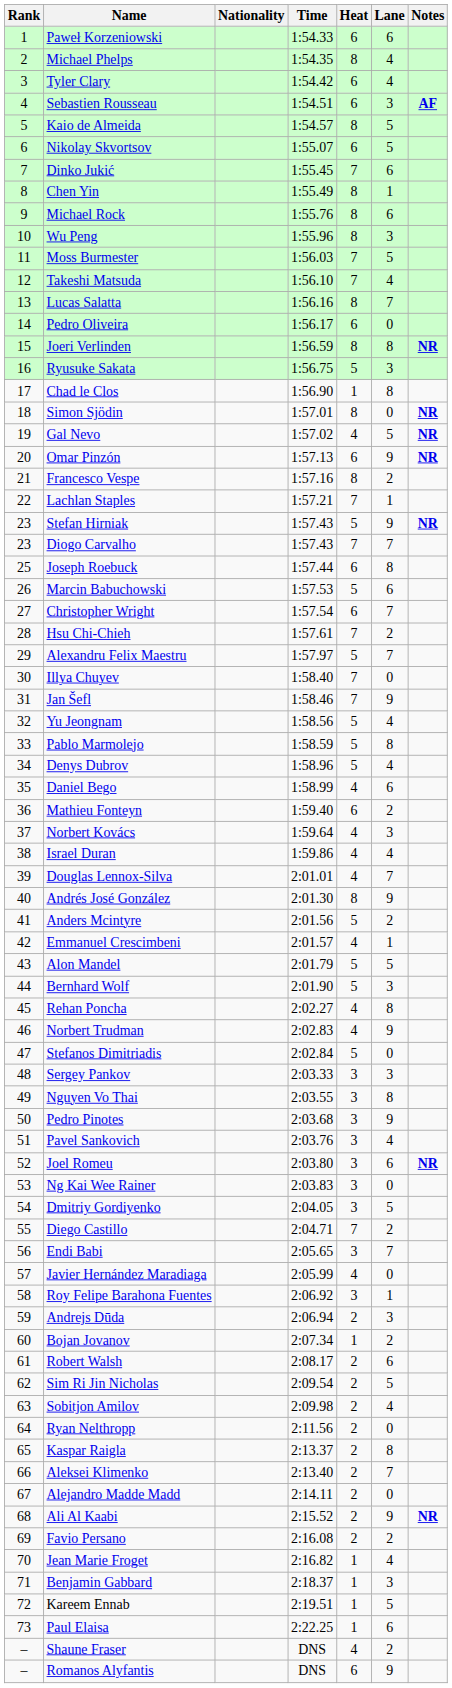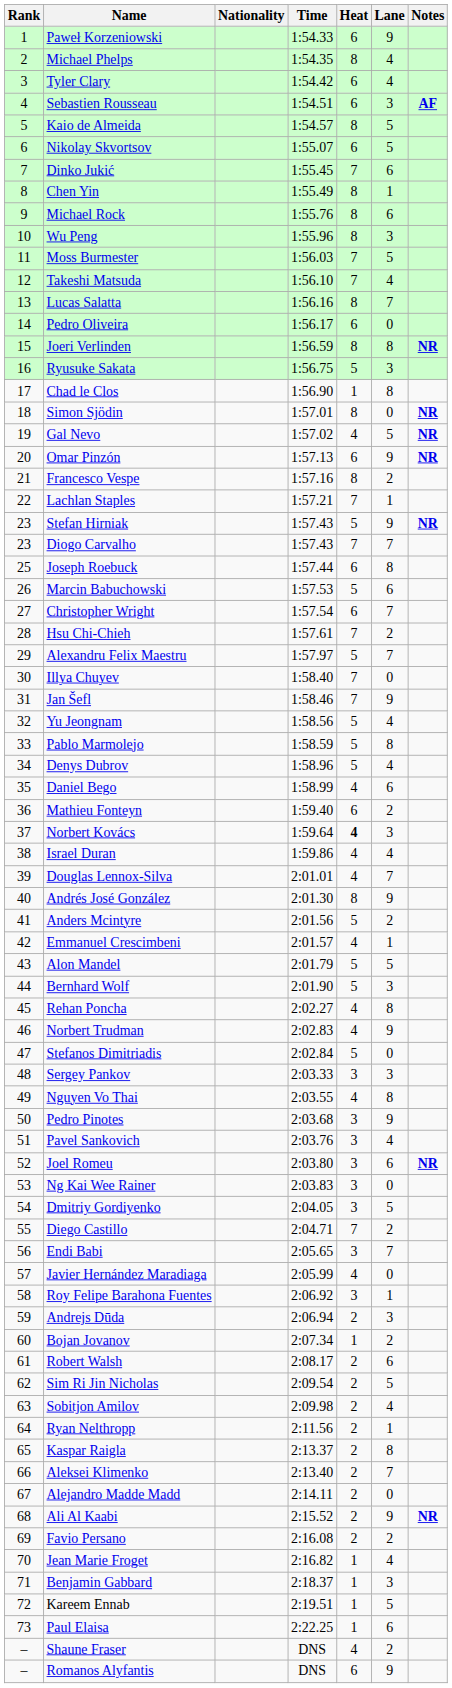(390, 37) 6 -> (390, 37) 9
(354, 832) normal -> (354, 832) bold
(354, 1097) 3 -> (354, 1097) 4
(390, 1428) 0 -> (390, 1428) 1
